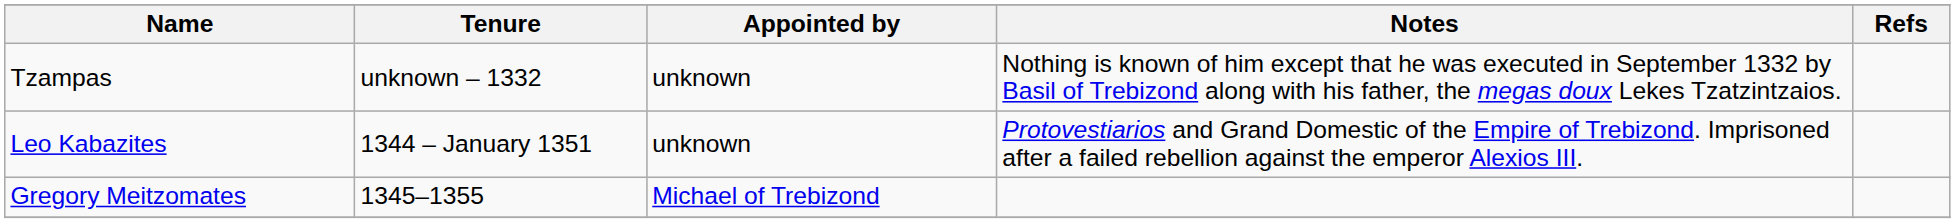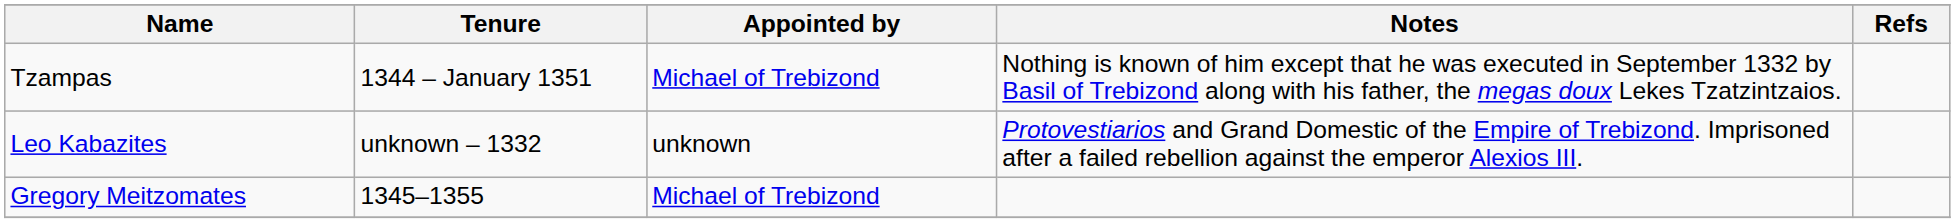(451, 76) unknown – 1332 -> (476, 76) 1344 – January 1351
(702, 76) unknown -> (766, 76) Michael of Trebizond
(476, 143) 1344 – January 1351 -> (451, 143) unknown – 1332
